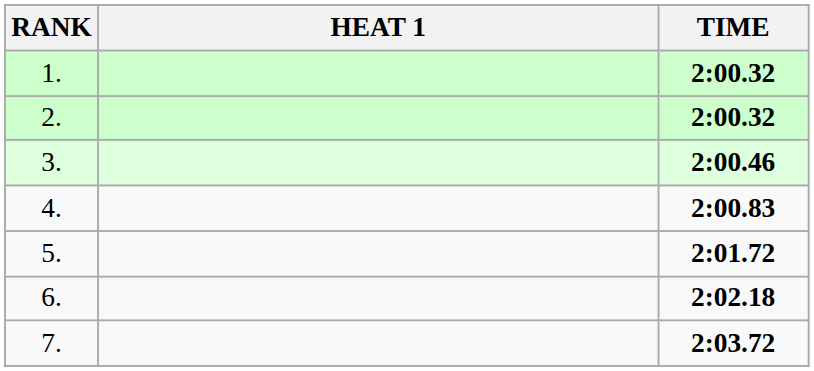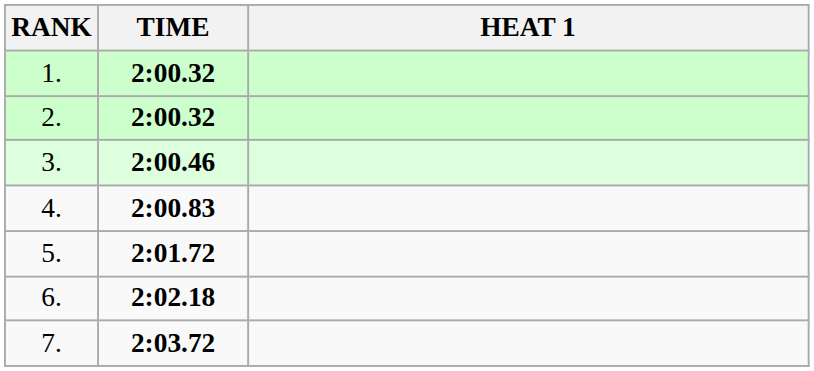columns swapped: (378, 27) <-> (733, 27)
